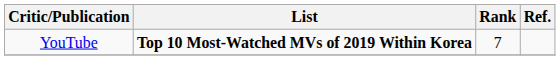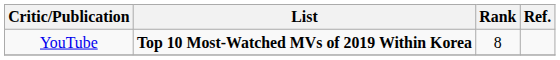(498, 42) 7 -> (498, 42) 8
